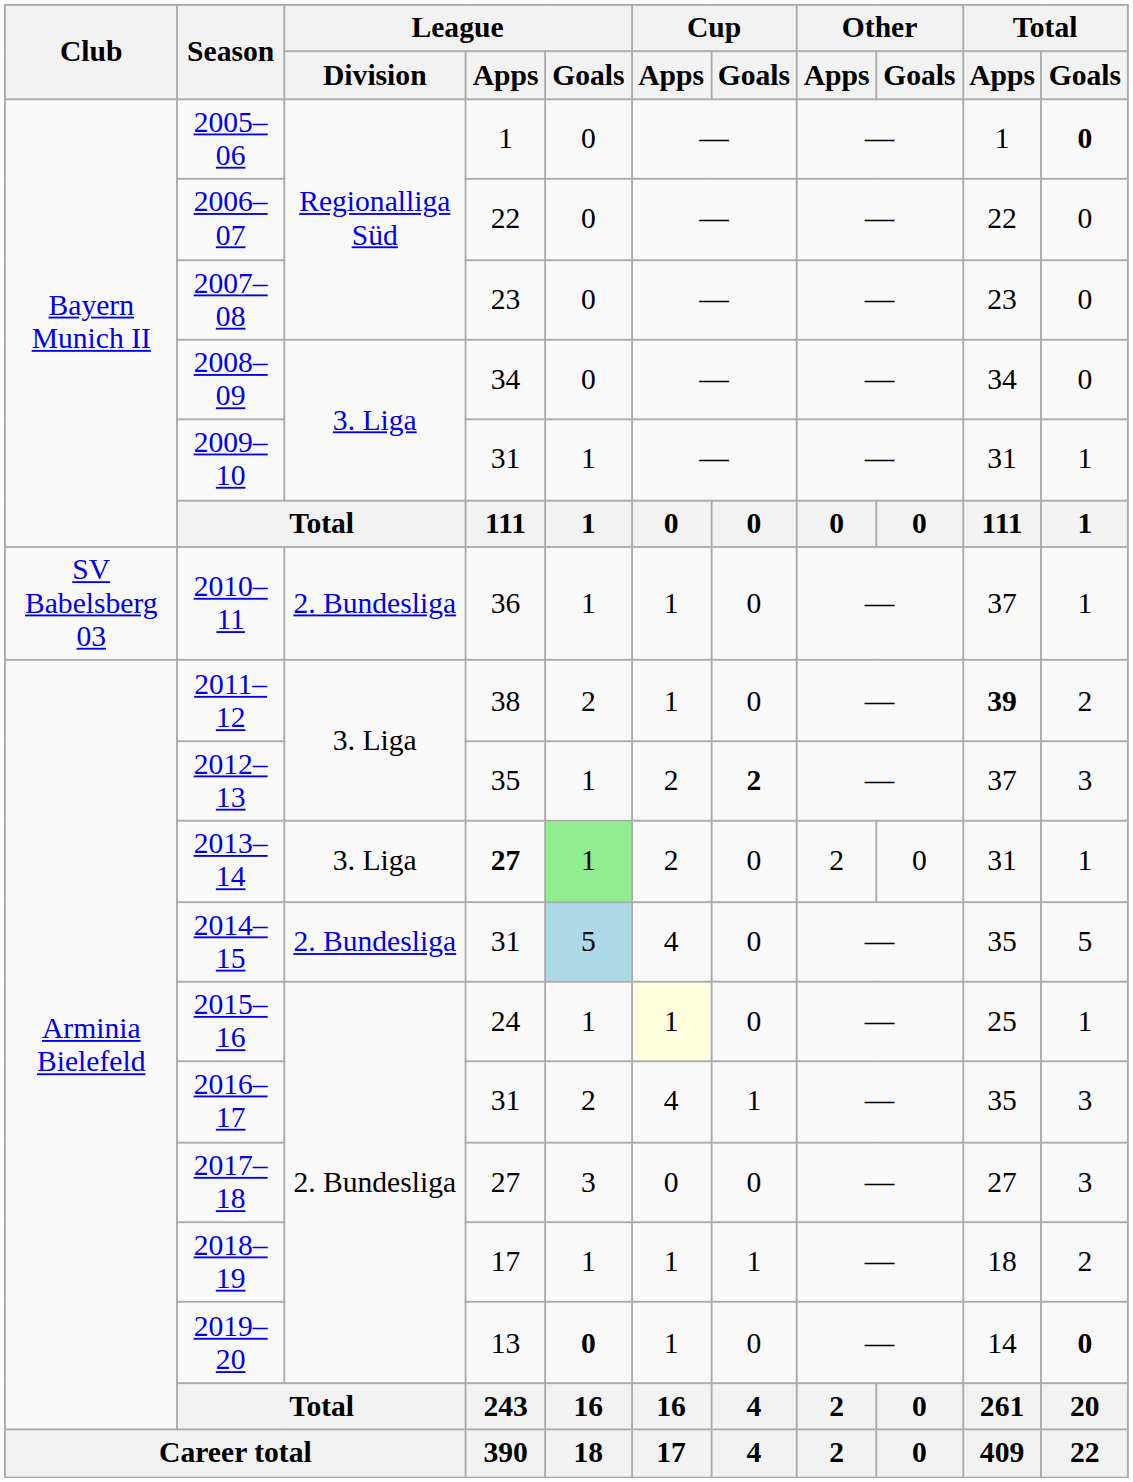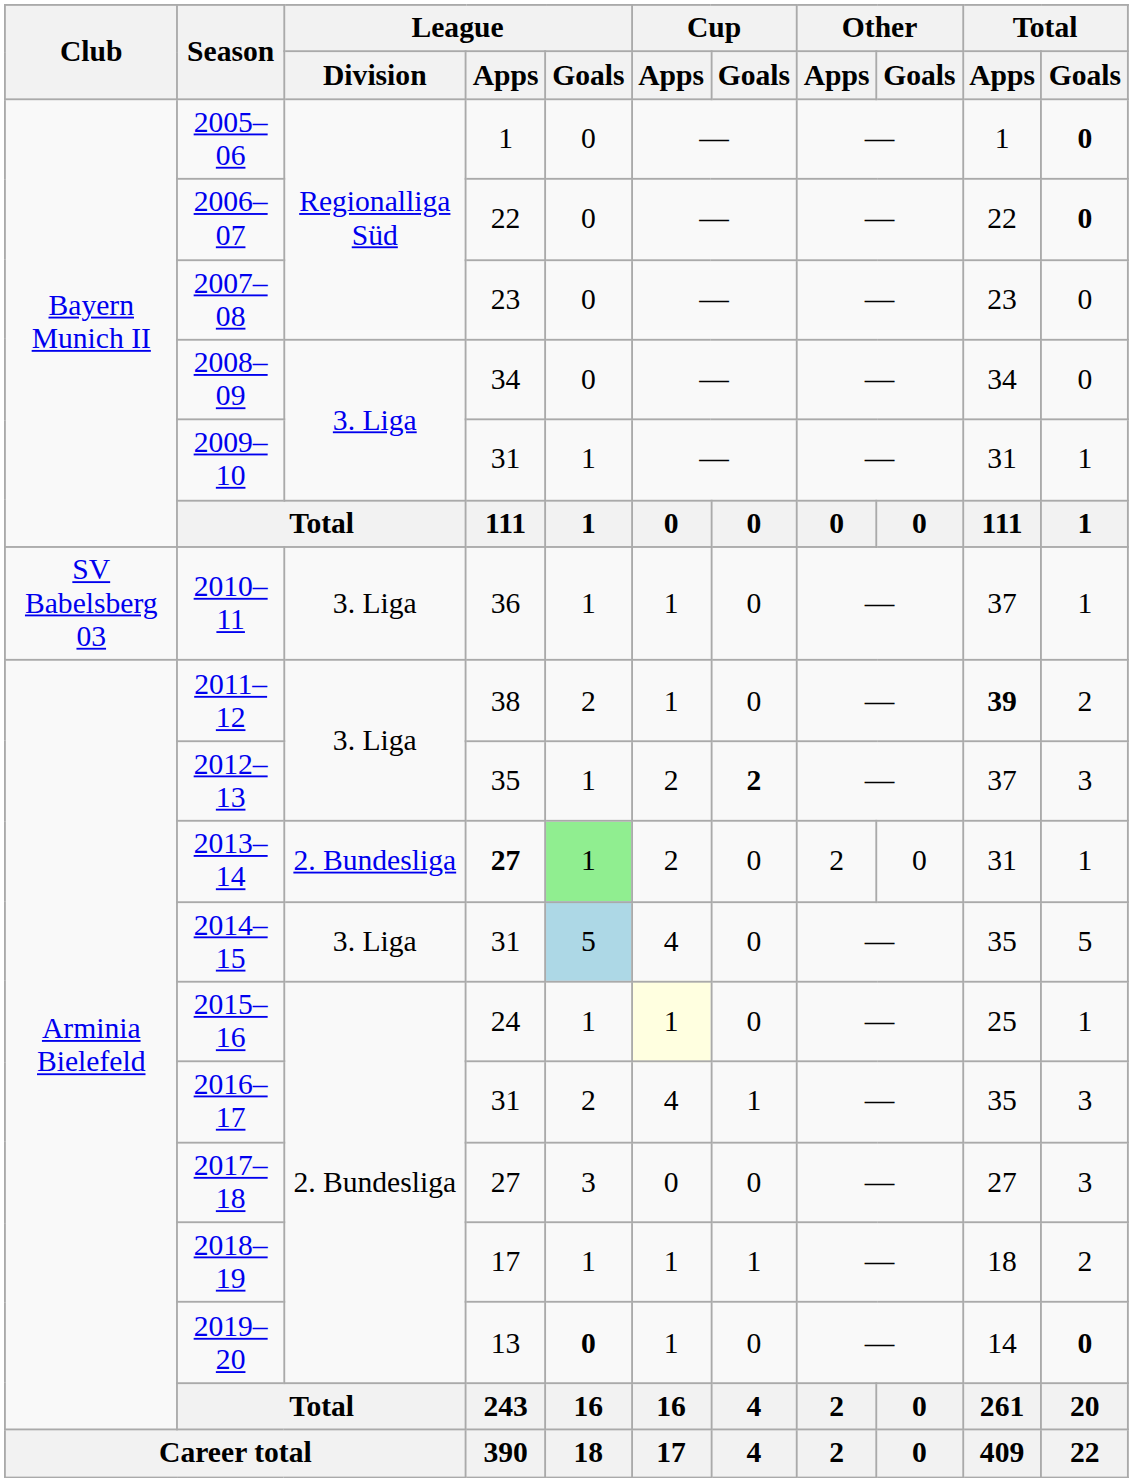(1085, 218) normal -> (1085, 218) bold
(375, 603) 2. Bundesliga -> (375, 603) 3. Liga
(375, 860) 3. Liga -> (375, 860) 2. Bundesliga
(375, 940) 2. Bundesliga -> (375, 940) 3. Liga
